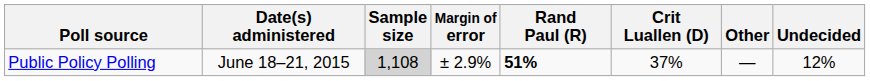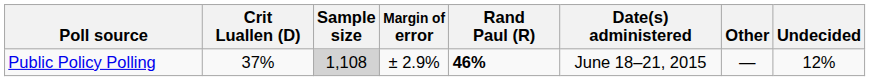columns swapped: (284, 26) <-> (666, 26)
(521, 62) 51% -> (469, 62) 46%
